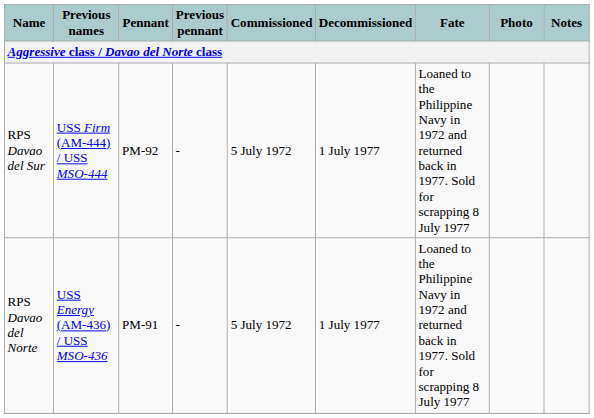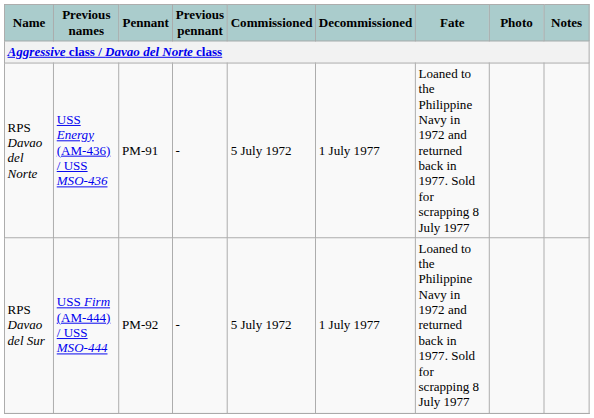rows swapped: (25, 325) <-> (26, 150)
